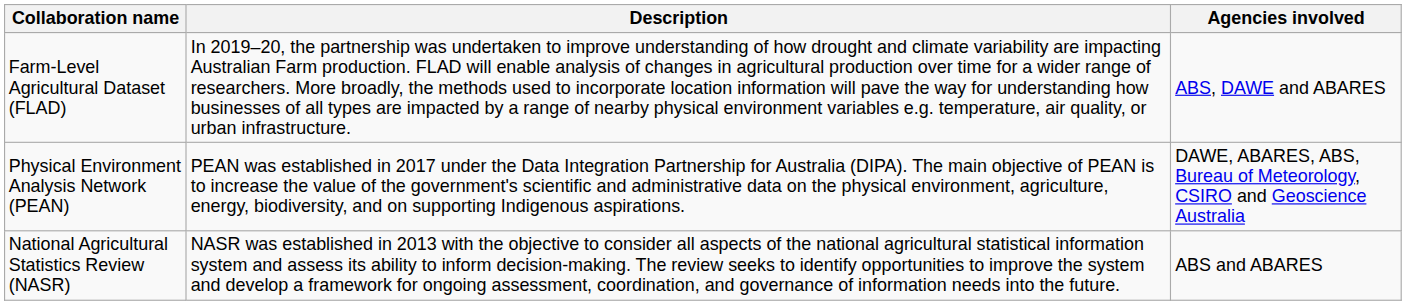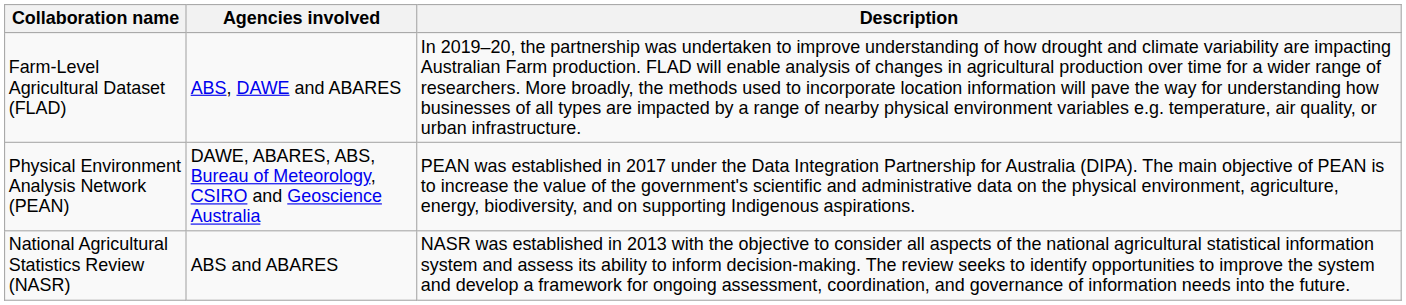columns swapped: (1286, 18) <-> (679, 18)
